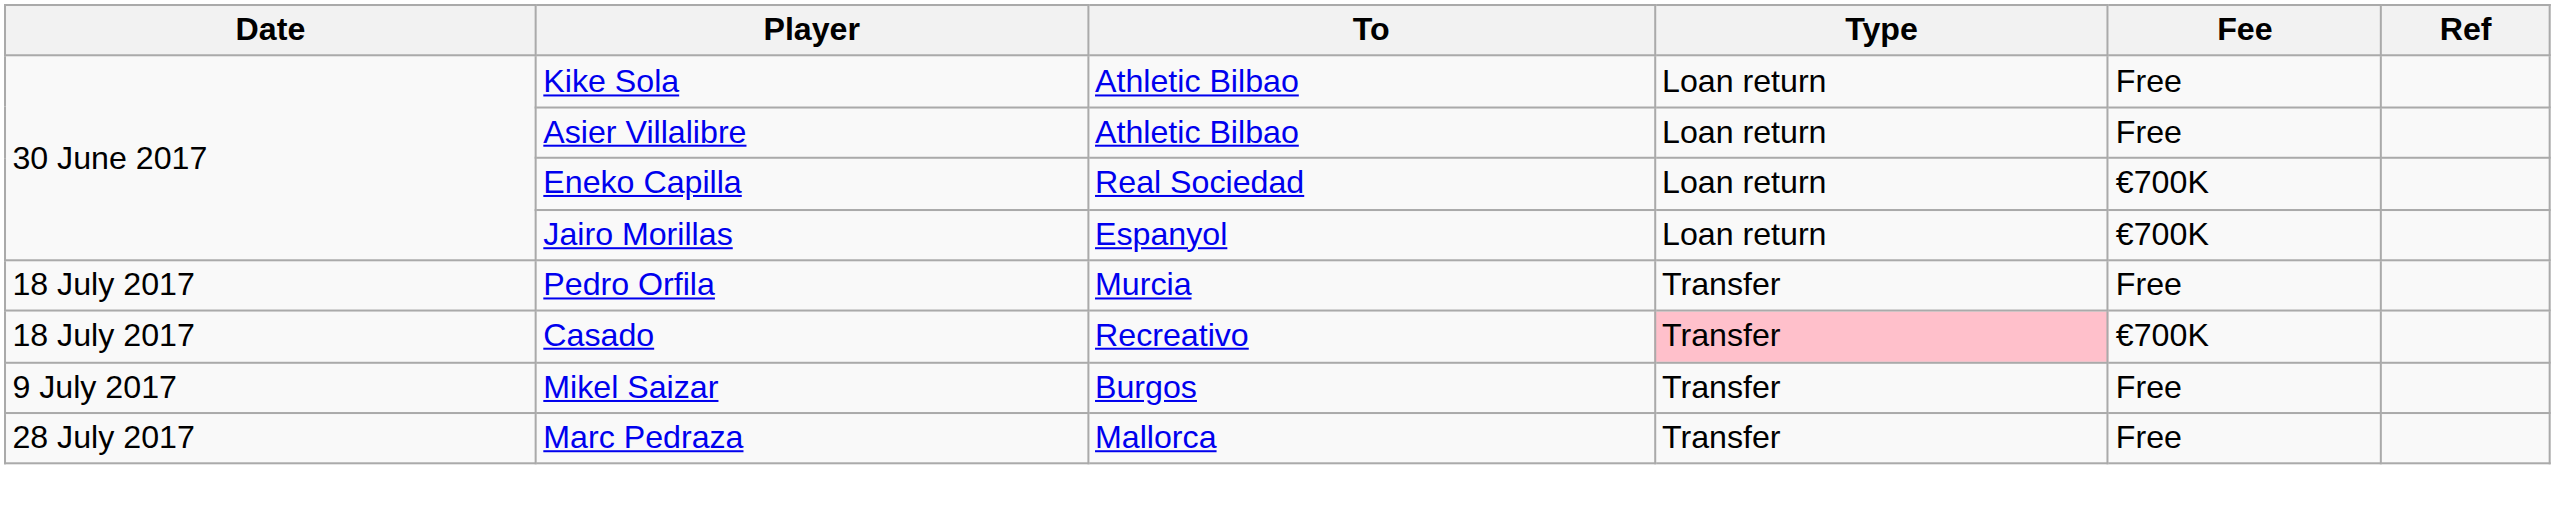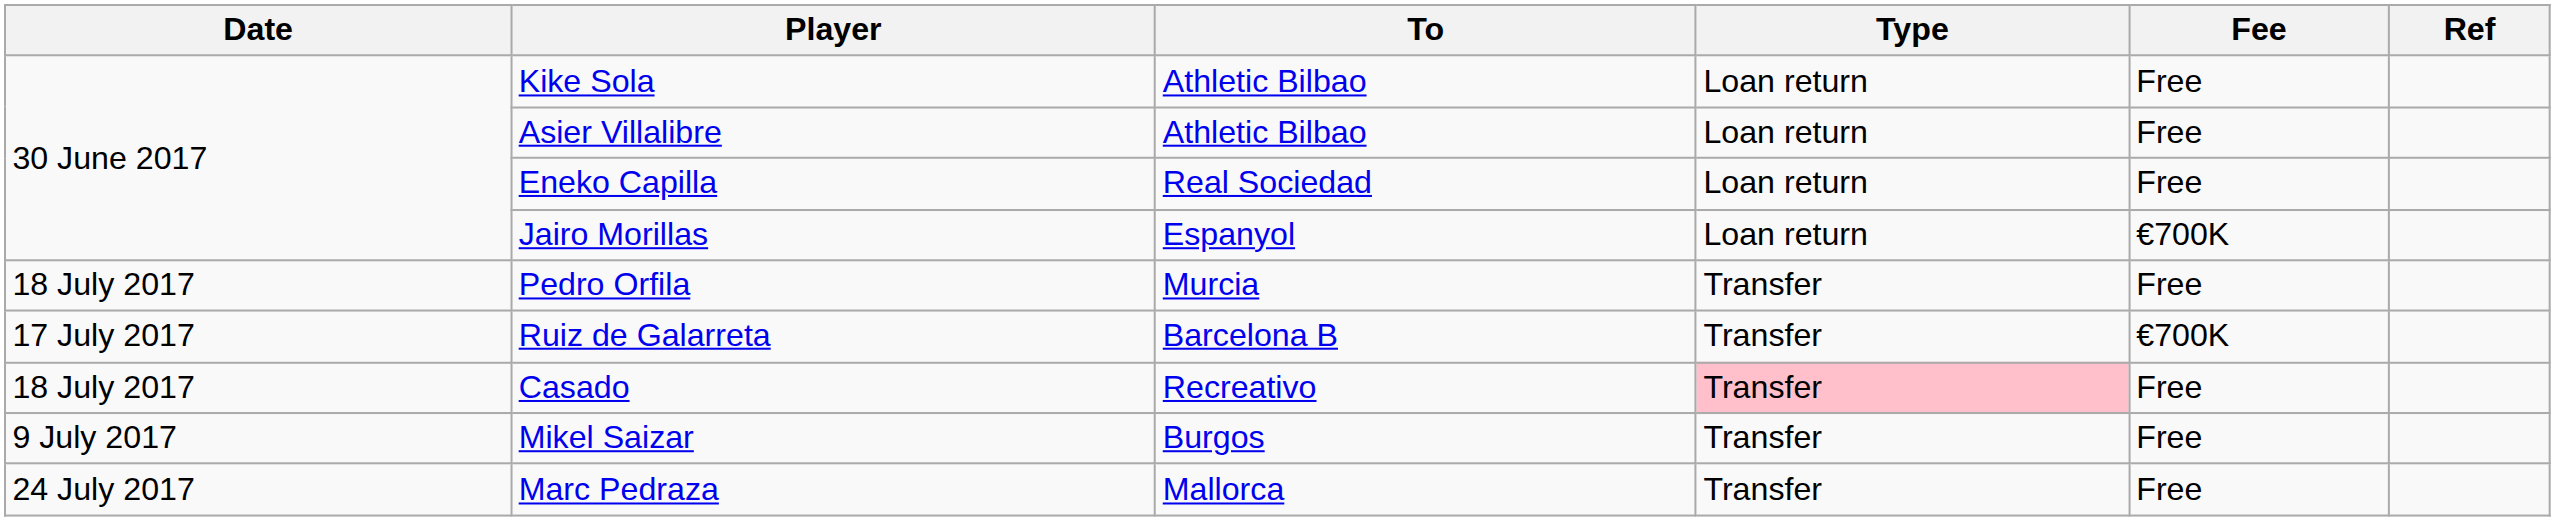(2162, 183) €700K -> (2169, 183) Free
+ row: (645, 336)
(2162, 336) €700K -> (2169, 387) Free
(104, 438) 28 July 2017 -> (104, 489) 24 July 2017
